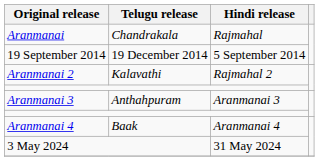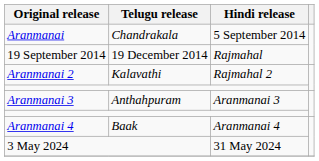(238, 34) Rajmahal -> (259, 34) 5 September 2014
(259, 54) 5 September 2014 -> (238, 54) Rajmahal
